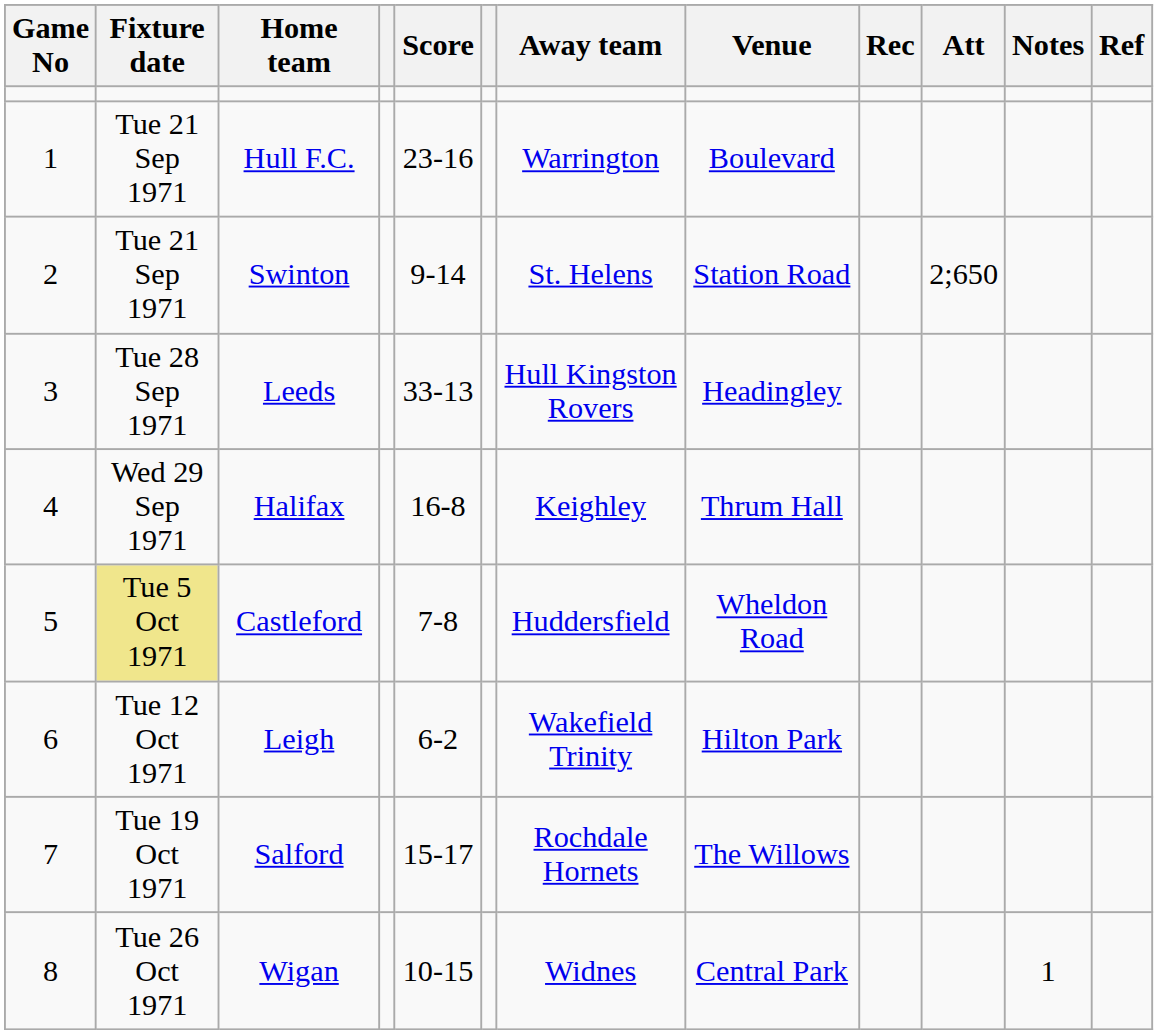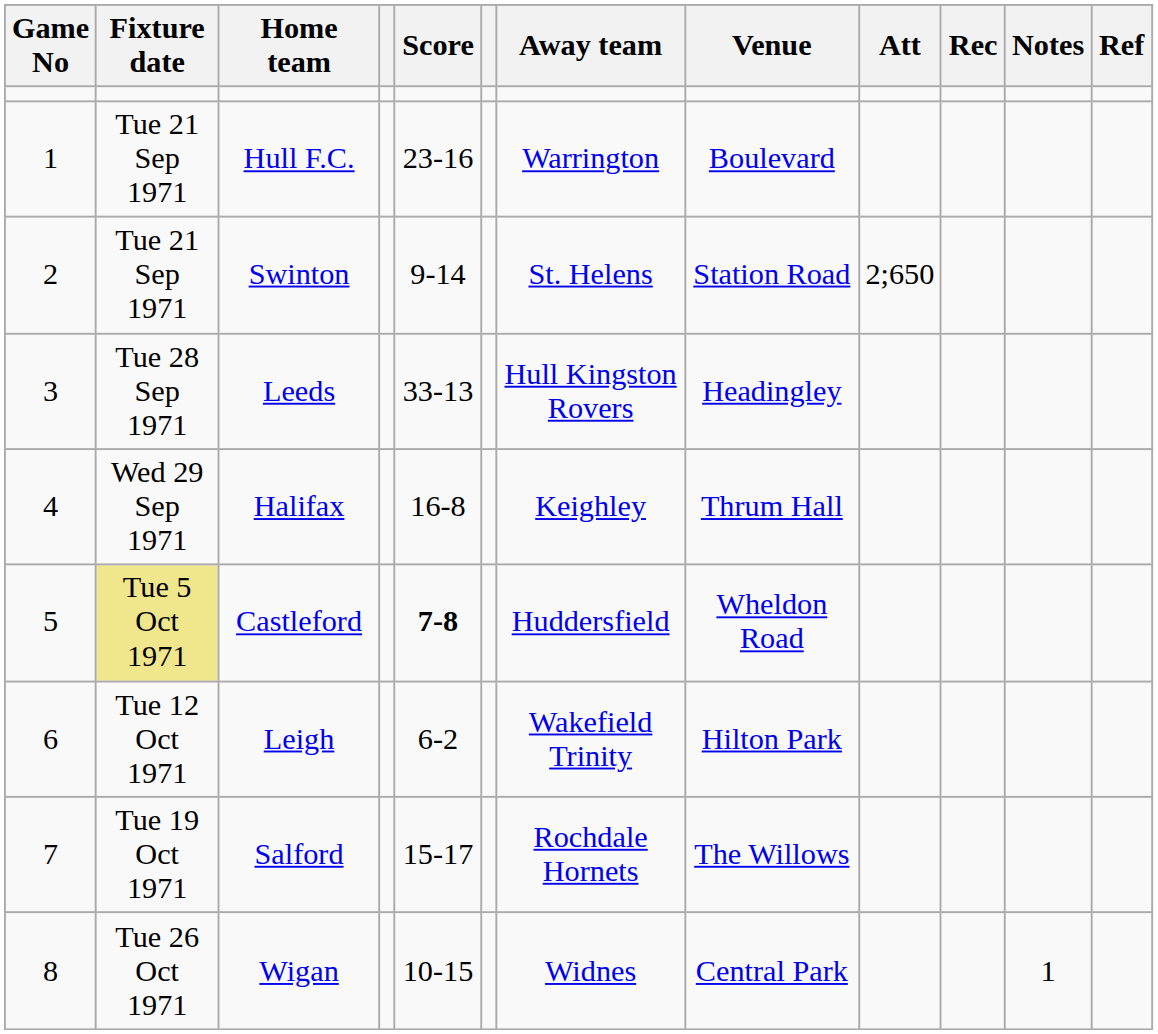columns swapped: (964, 45) <-> (890, 45)
(438, 622) normal -> (438, 622) bold
